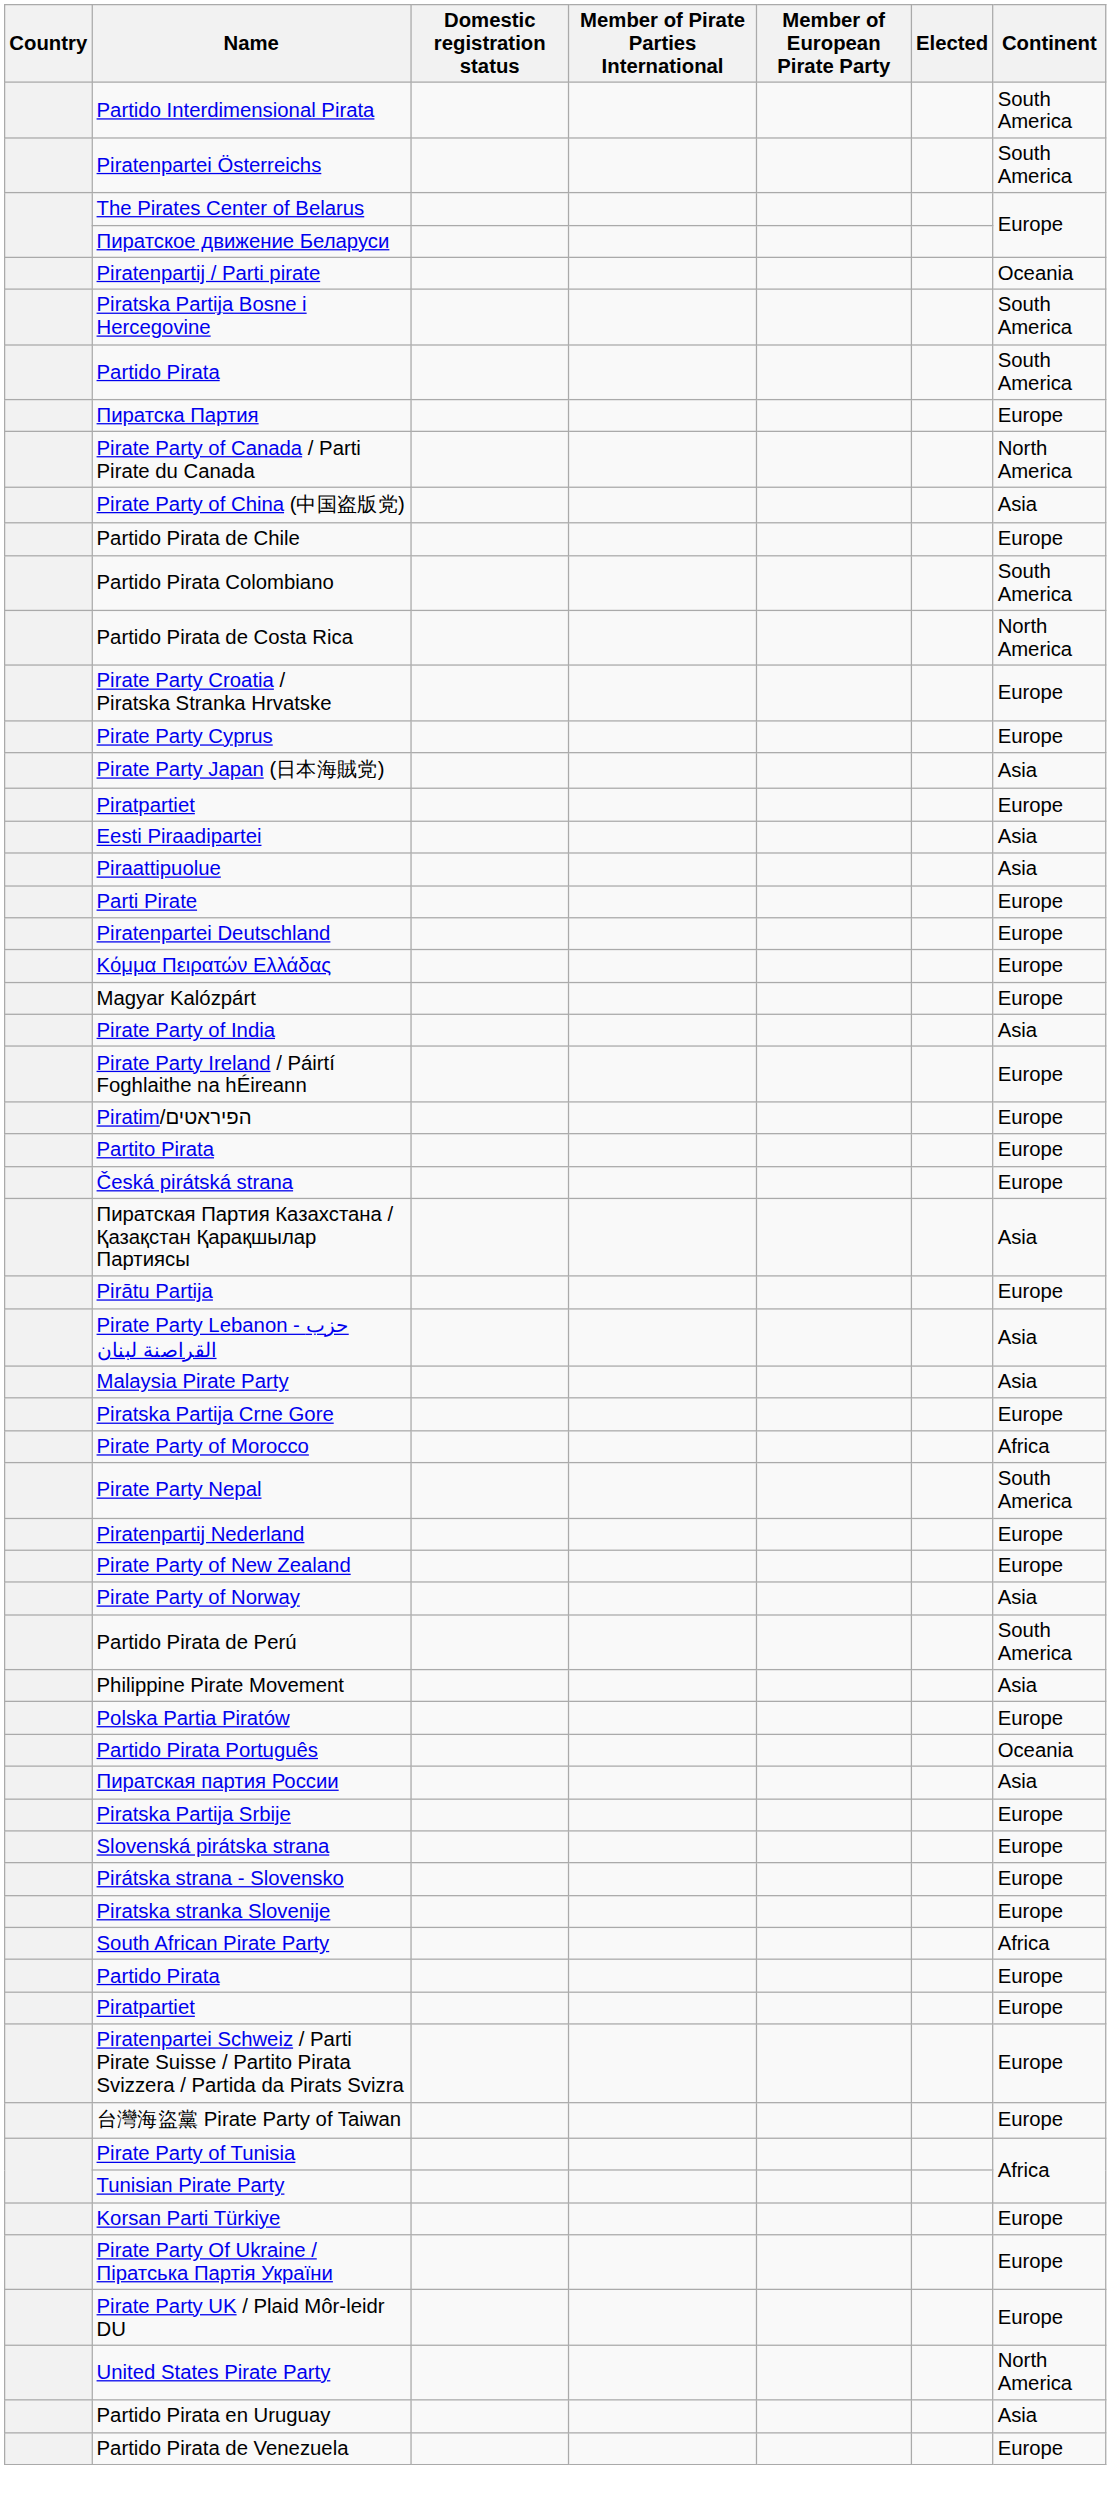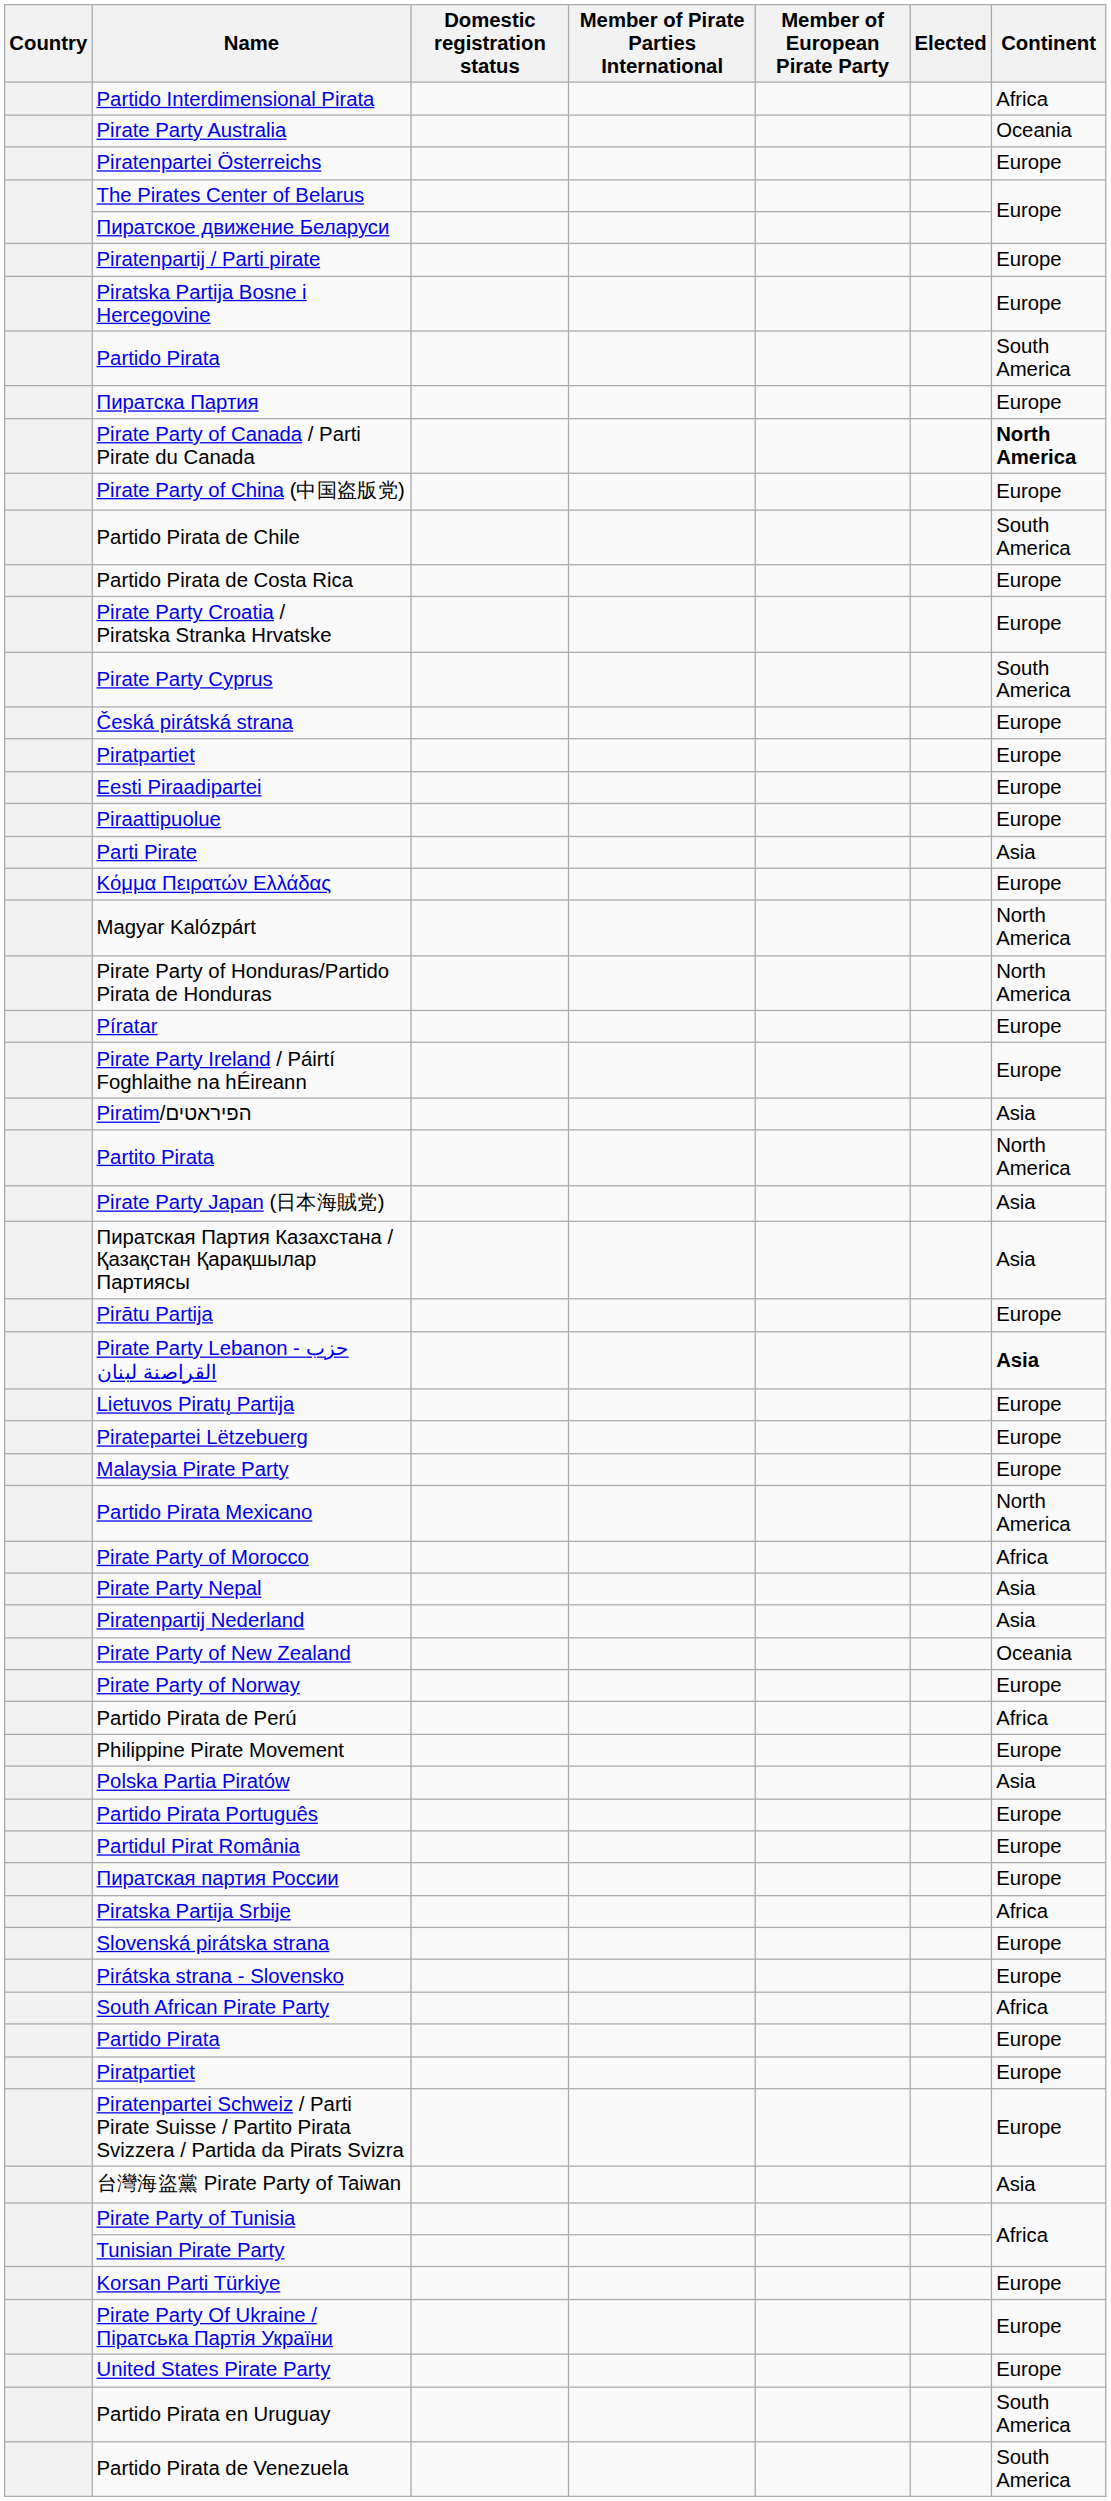(1035, 109) South America -> (1022, 98) Africa
+ row: (48, 131)
(1035, 165) South America -> (1029, 163) Europe
(1035, 273) Oceania -> (1029, 259) Europe
(1035, 316) South America -> (1029, 303) Europe
(1035, 459) normal -> (1036, 445) bold
(1017, 504) Asia -> (1029, 491) Europe
(1030, 538) Europe -> (1033, 536) South America
- row: (48, 583)
(1035, 637) North America -> (1029, 580) Europe
(1030, 736) Europe -> (1033, 679) South America
rows swapped: (48, 1182) <-> (48, 771)
(1017, 836) Asia -> (1029, 787) Europe
(1017, 869) Asia -> (1029, 819) Europe
(1030, 901) Europe -> (1016, 851) Asia
- row: (48, 934)
(1030, 998) Europe -> (1033, 927) North America
+ row: (48, 983)
+ row: (48, 1027)
- row: (48, 1030)
(1030, 1117) Europe -> (1016, 1113) Asia
(1030, 1149) Europe -> (1033, 1157) North America
(1017, 1337) normal -> (1018, 1359) bold
+ row: (48, 1405)
+ row: (48, 1437)
(1017, 1382) Asia -> (1029, 1469) Europe
+ row: (48, 1513)
- row: (48, 1414)
(1035, 1490) South America -> (1016, 1588) Asia
(1030, 1533) Europe -> (1016, 1621) Asia
(1030, 1566) Europe -> (1034, 1653) Oceania
(1017, 1598) Asia -> (1029, 1685) Europe
(1035, 1641) South America -> (1022, 1717) Africa
(1017, 1685) Asia -> (1029, 1750) Europe
(1030, 1717) Europe -> (1016, 1782) Asia
(1035, 1750) Oceania -> (1029, 1814) Europe
+ row: (48, 1847)
(1017, 1782) Asia -> (1029, 1878) Europe
(1030, 1814) Europe -> (1022, 1911) Africa
- row: (48, 1911)
(1030, 2119) Europe -> (1016, 2184) Asia
- row: (48, 2317)
(1035, 2372) North America -> (1029, 2370) Europe
(1017, 2415) Asia -> (1033, 2413) South America
(1030, 2448) Europe -> (1033, 2469) South America
